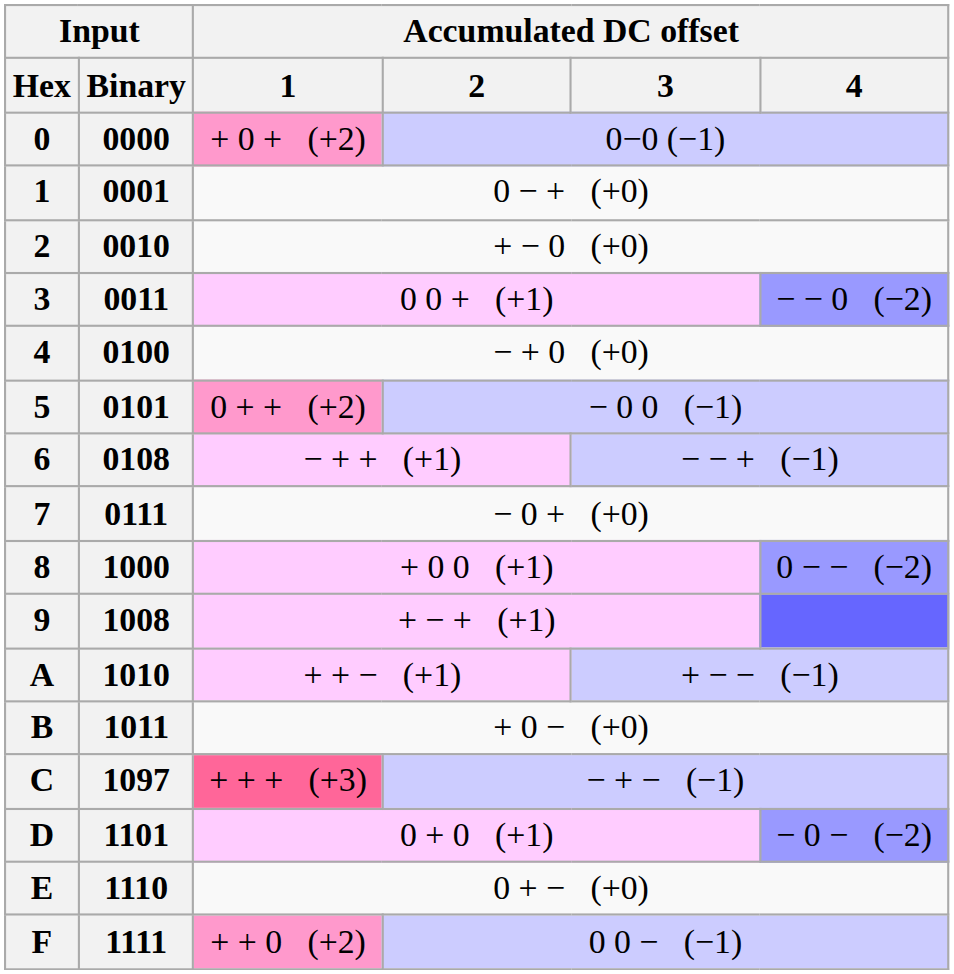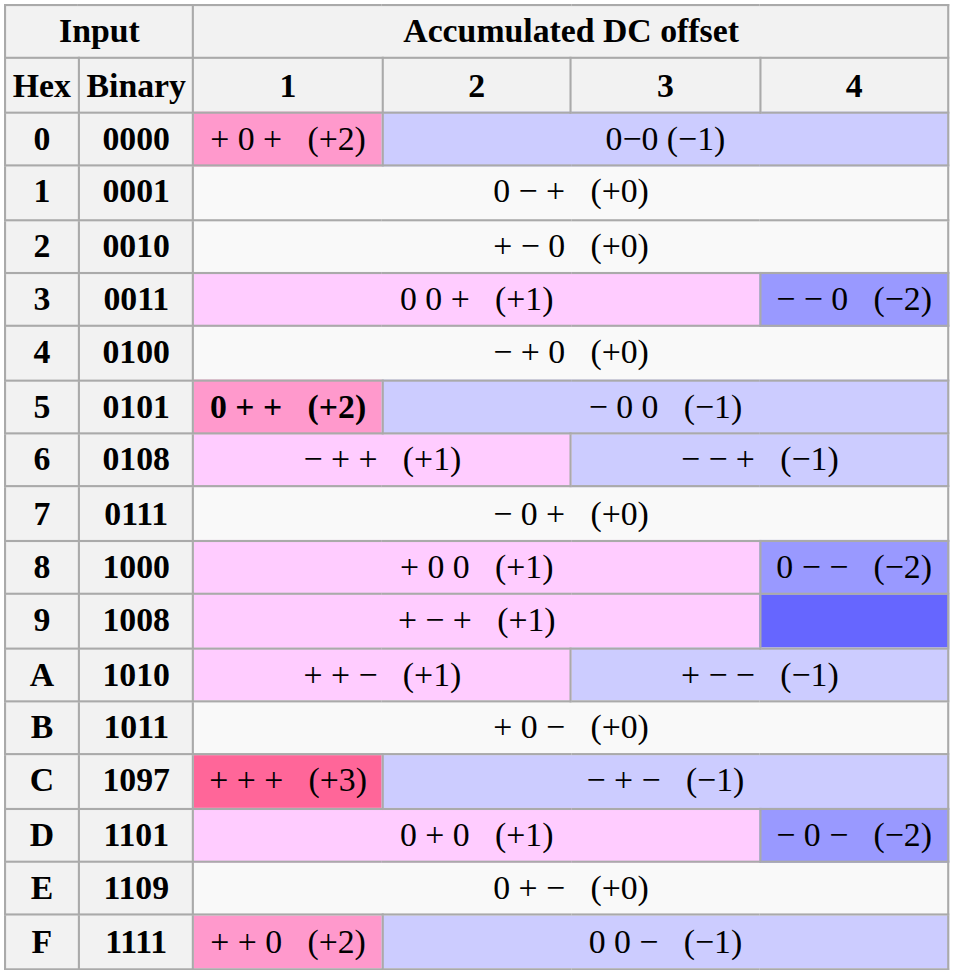(288, 406) normal -> (288, 406) bold
(136, 887) 1110 -> (136, 887) 1109
